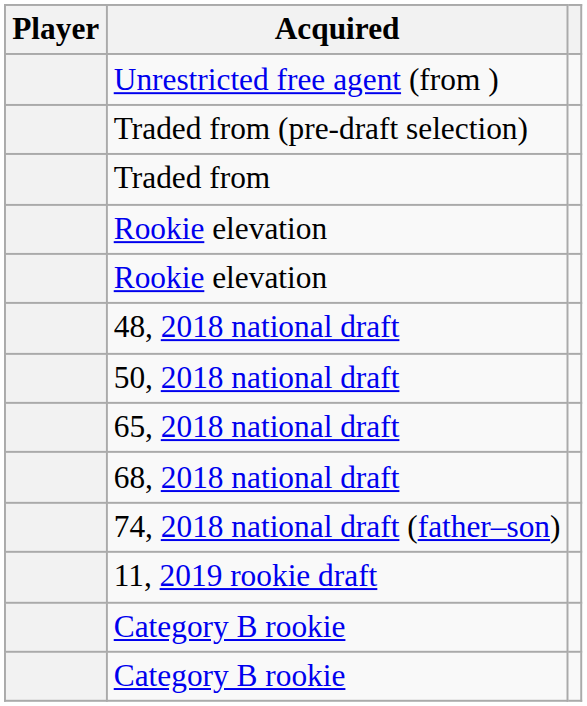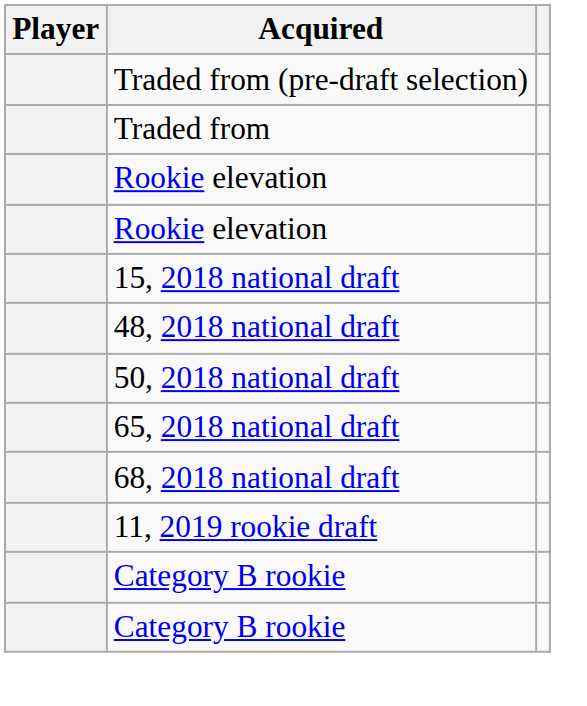- row: (56, 80)
+ row: (56, 279)
- row: (56, 527)
